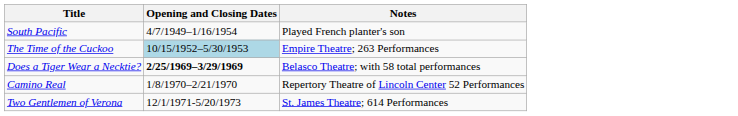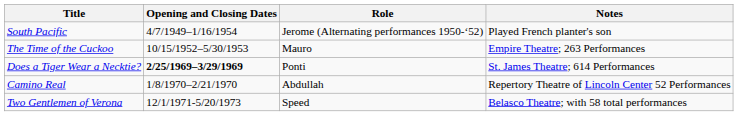+ column: (383, 13)
(197, 48) lightblue background -> (197, 48) no background
(381, 66) Belasco Theatre; with 58 total performances -> (571, 66) St. James Theatre; 614 Performances
(365, 102) St. James Theatre; 614 Performances -> (588, 102) Belasco Theatre; with 58 total performances
